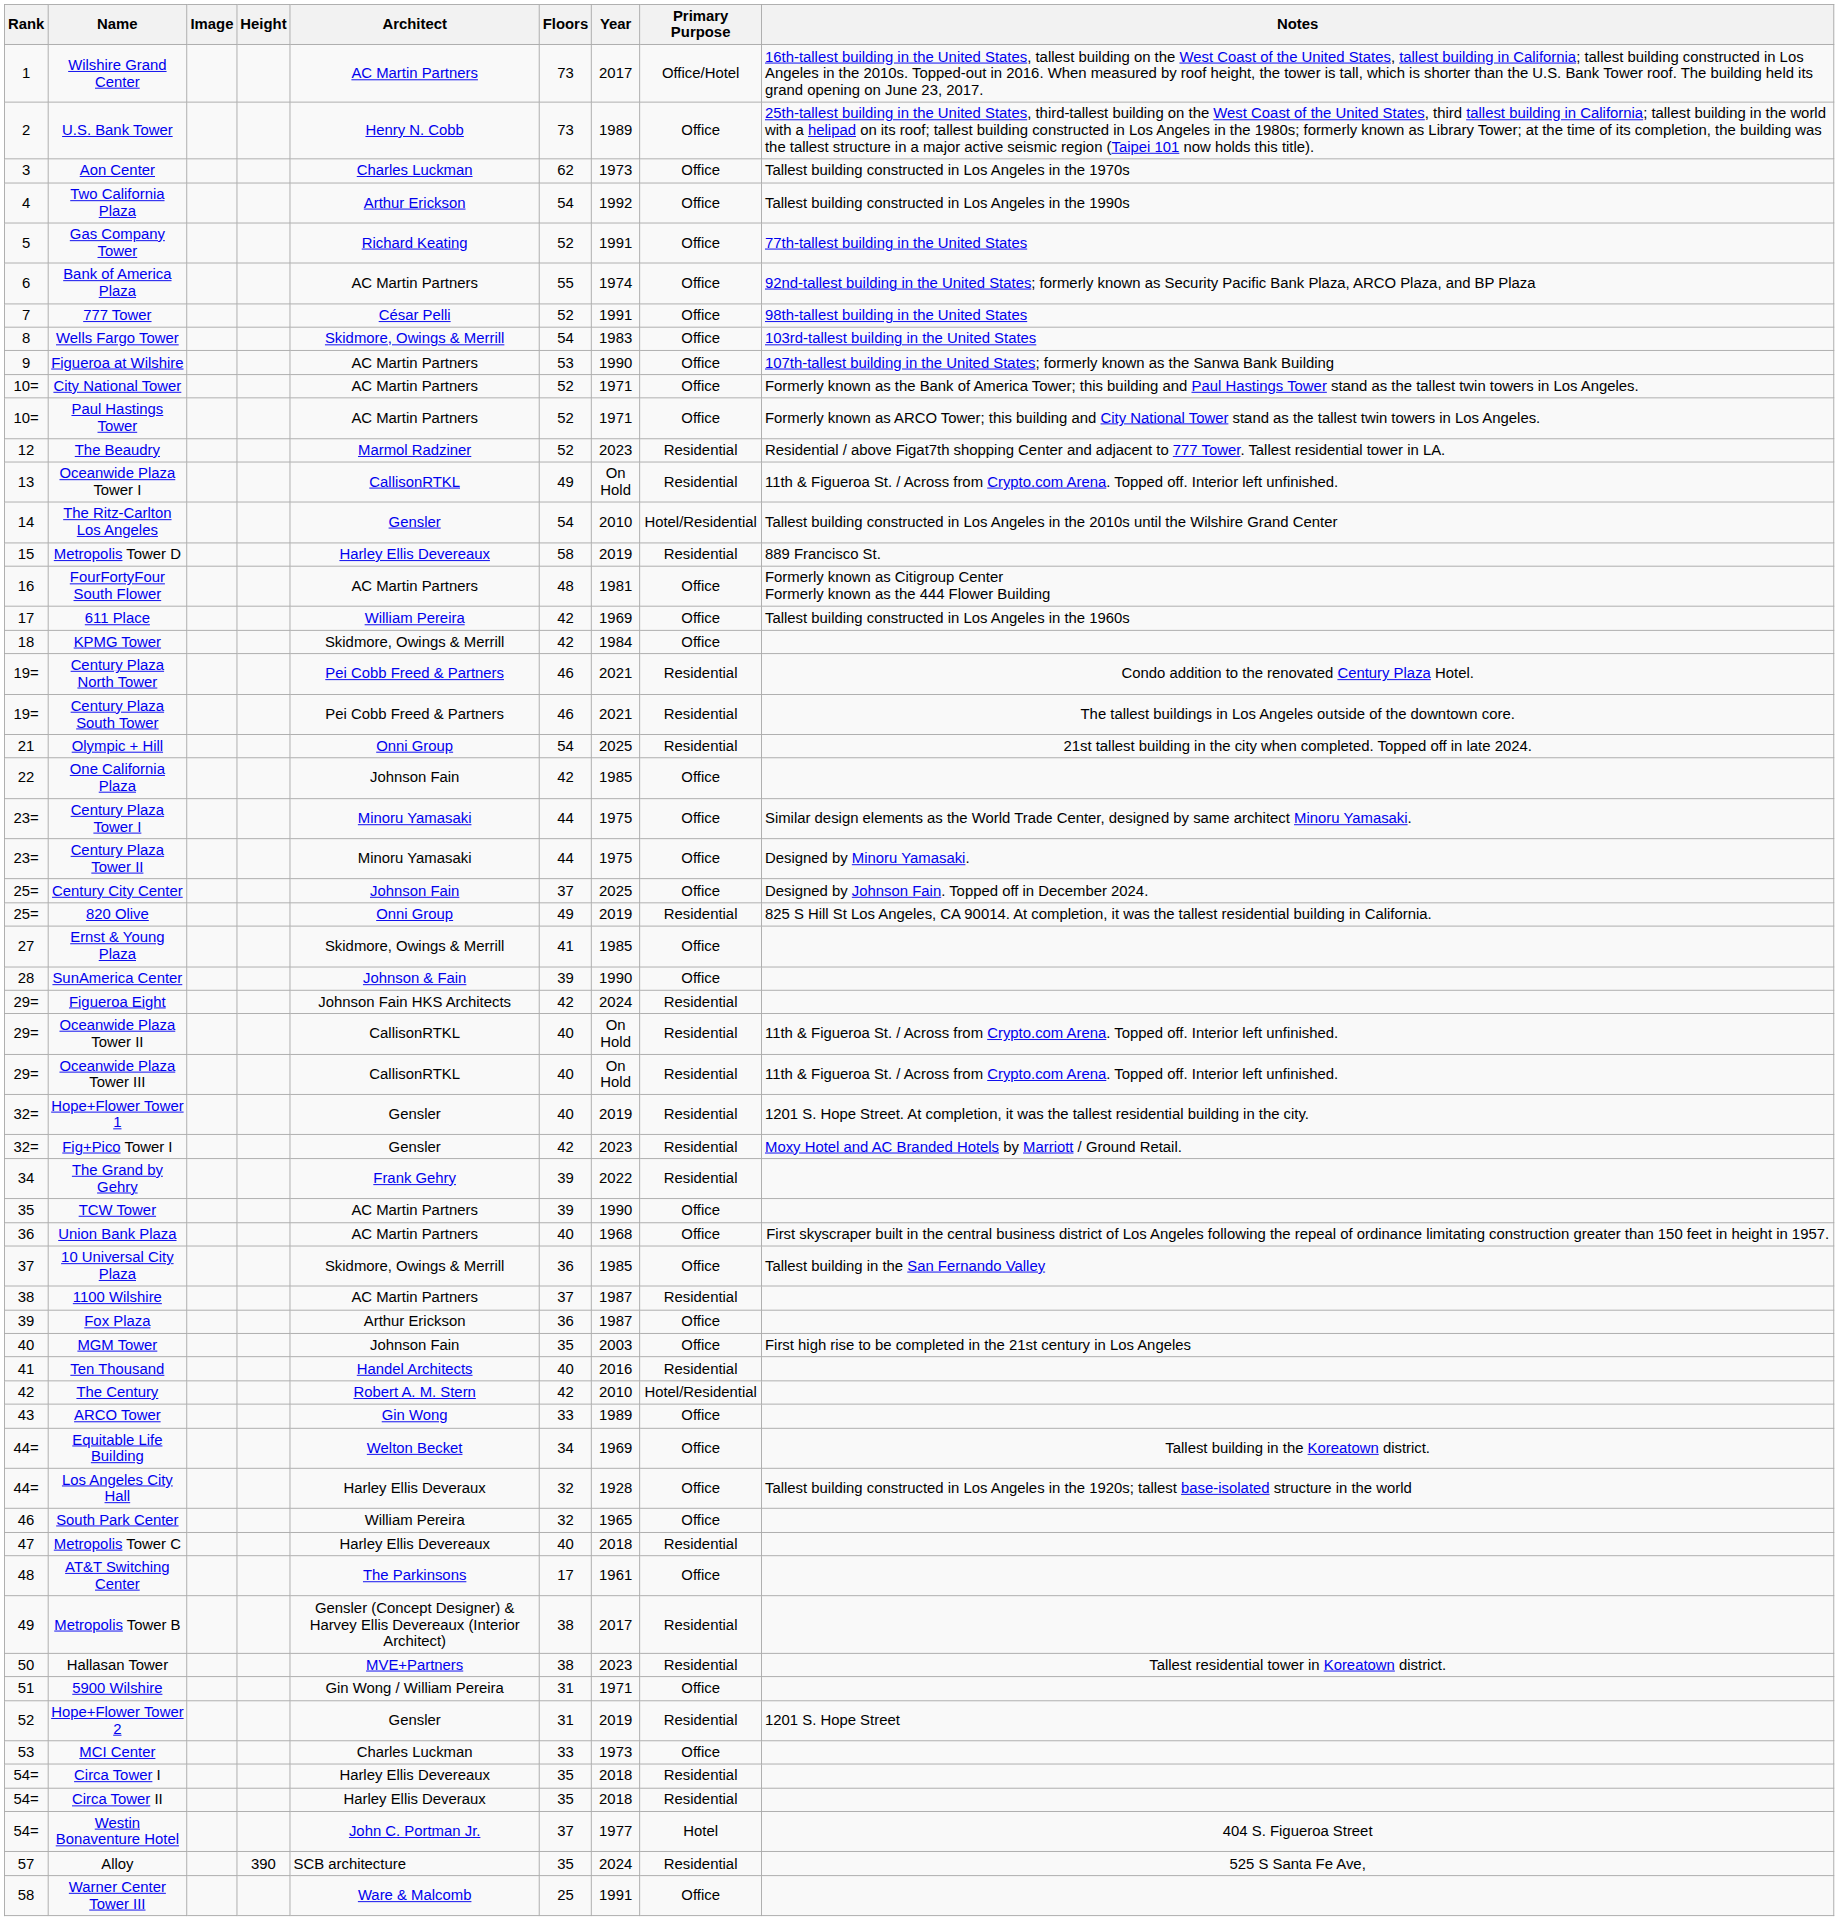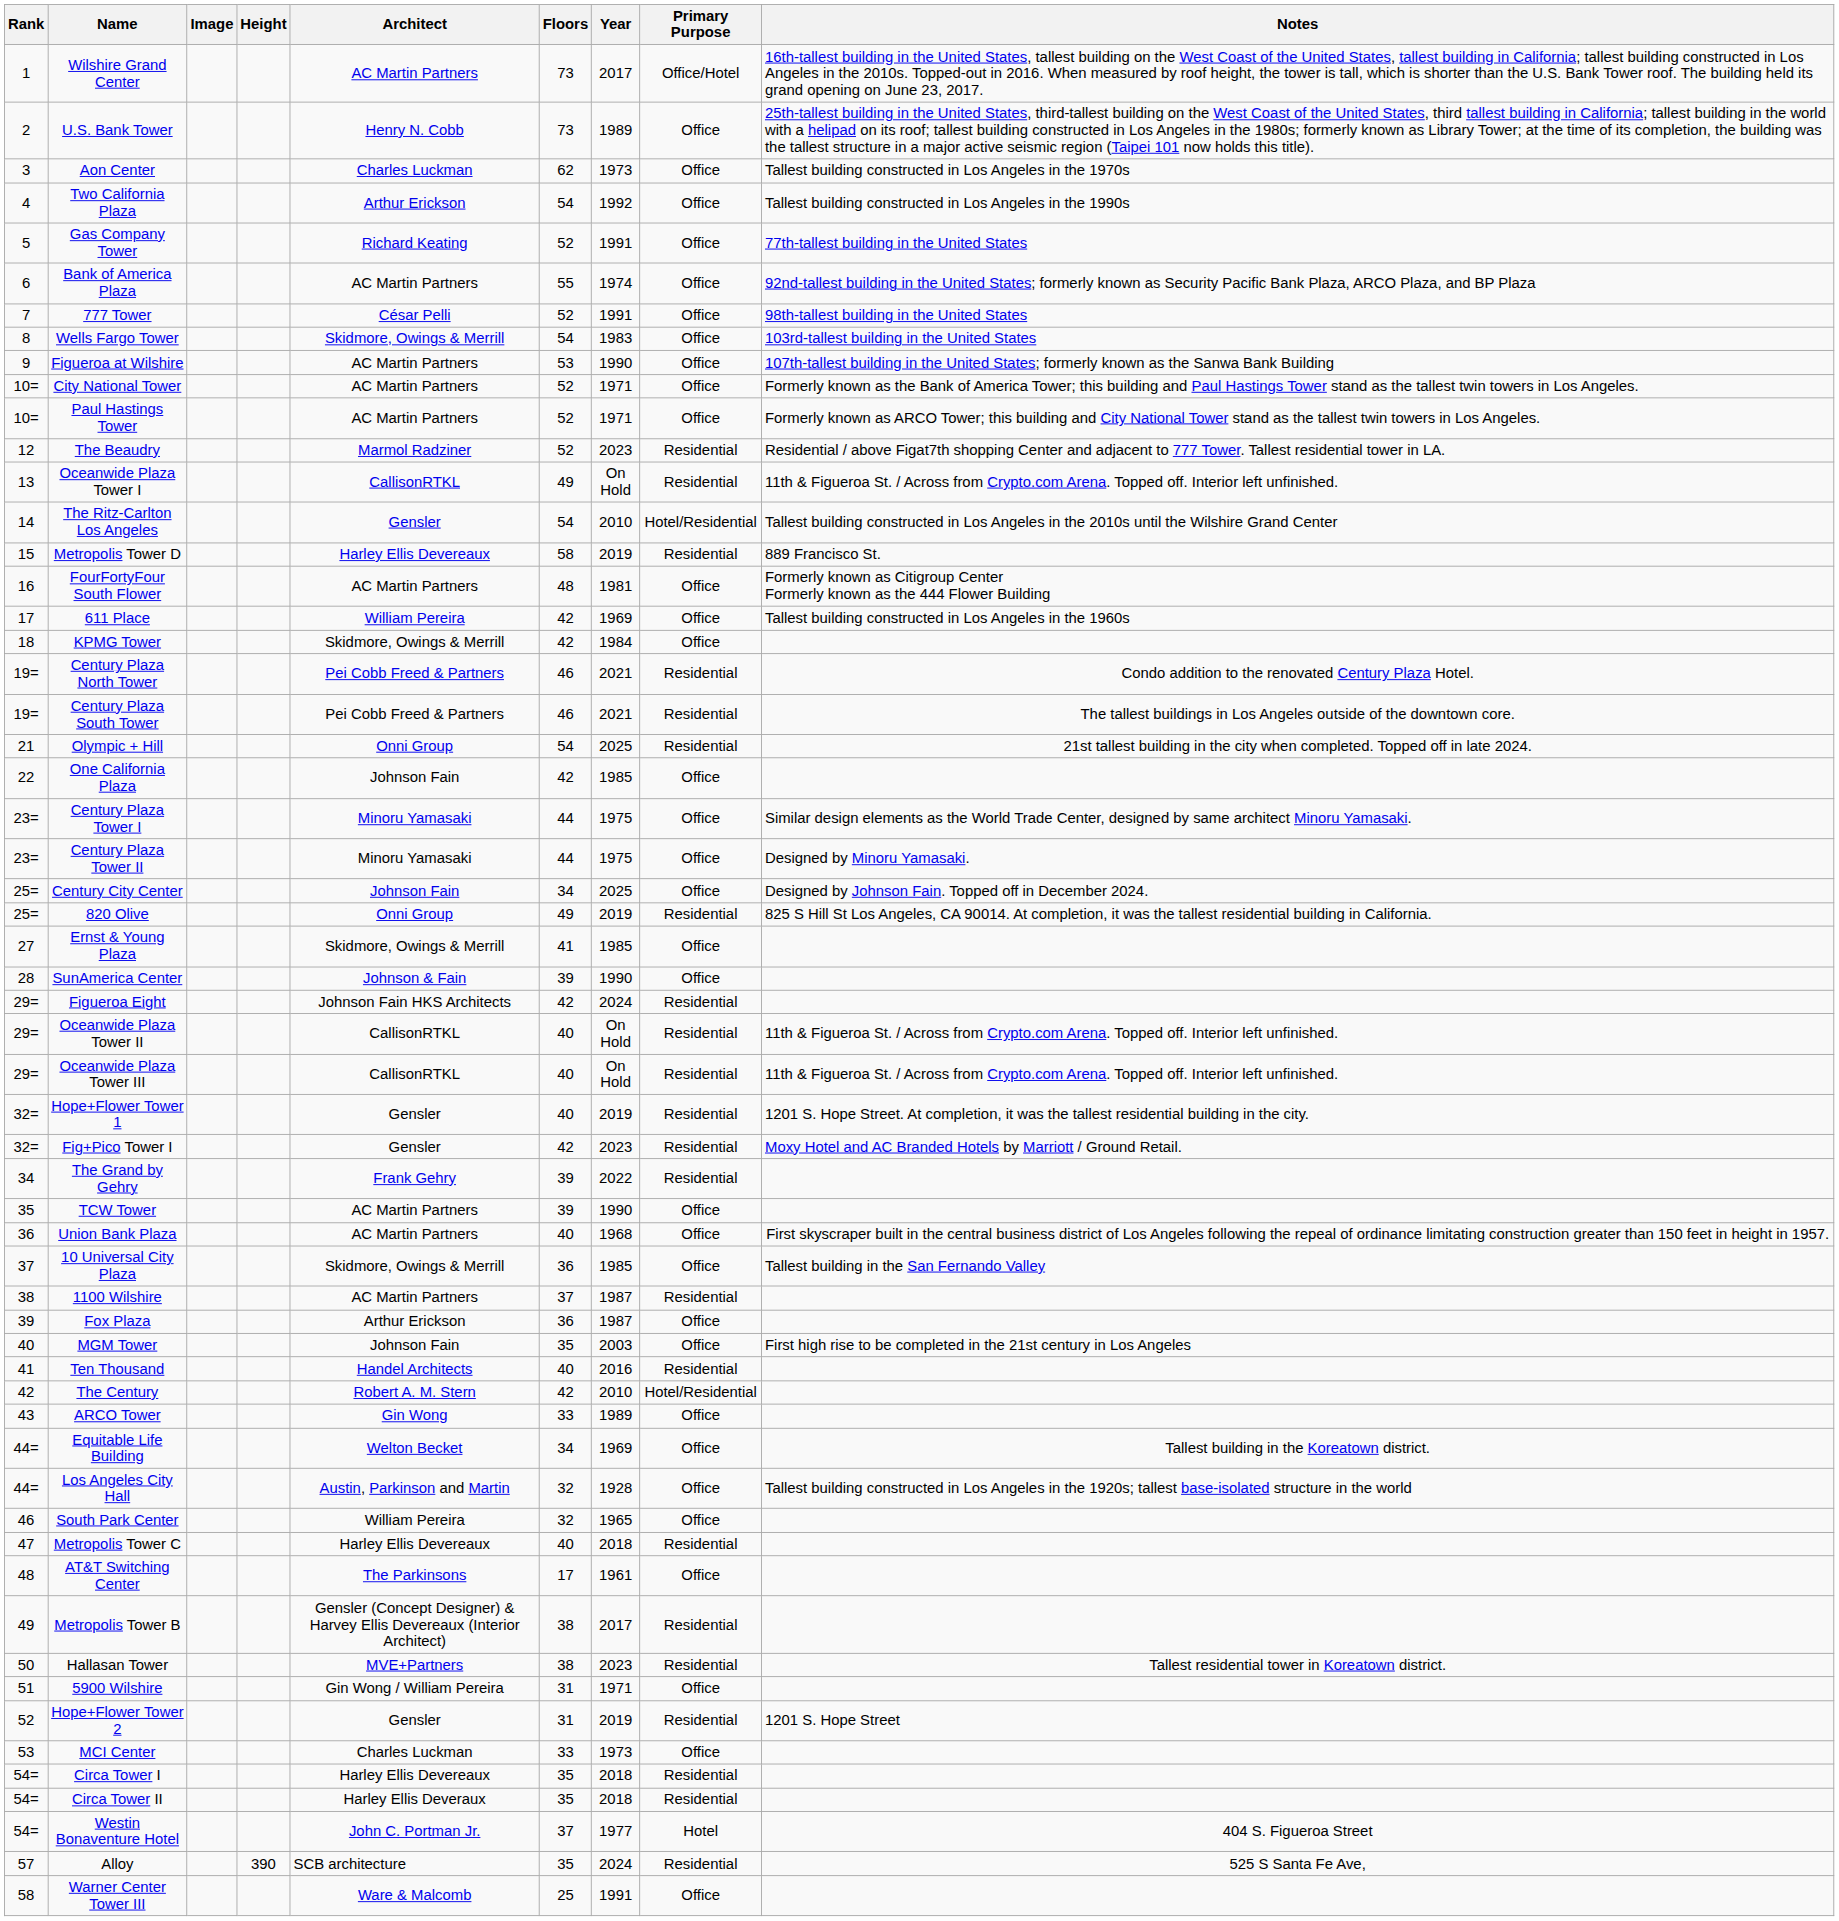(565, 890) 37 -> (565, 890) 34
(415, 1488) Harley Ellis Deveraux -> (415, 1488) Austin, Parkinson and Martin
